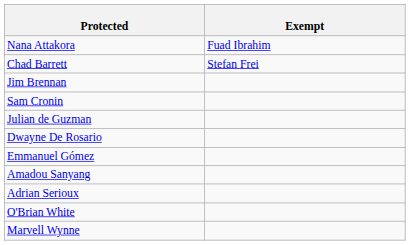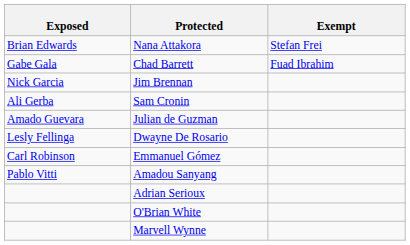+ column: (67, 26)
(239, 45) Fuad Ibrahim -> (296, 45) Stefan Frei
(233, 63) Stefan Frei -> (302, 63) Fuad Ibrahim
